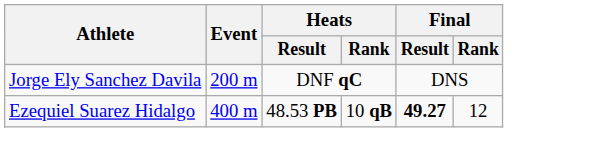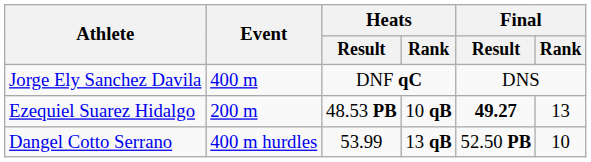(234, 80) 200 m -> (234, 80) 400 m
(234, 111) 400 m -> (234, 111) 200 m
(478, 111) 12 -> (561, 111) 13
+ row: (91, 142)
